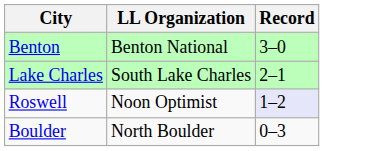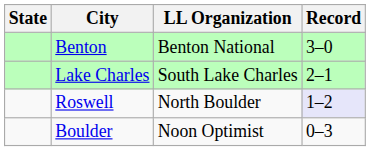+ column: (28, 18)
(164, 103) Noon Optimist -> (209, 103) North Boulder
(163, 131) North Boulder -> (211, 131) Noon Optimist
